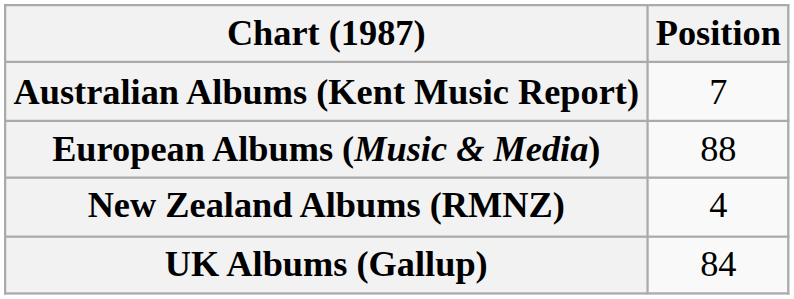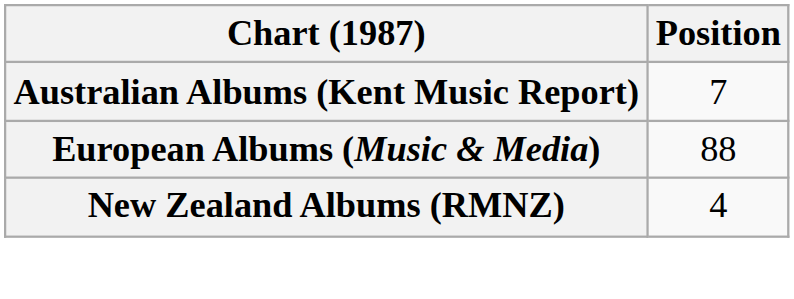- row: (326, 263)
